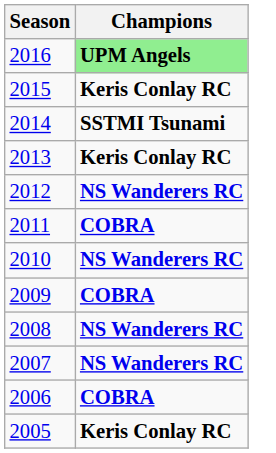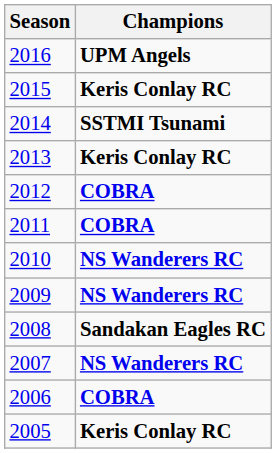(135, 55) lightgreen background -> (135, 55) no background
(162, 192) NS Wanderers RC -> (117, 192) COBRA
(117, 294) COBRA -> (162, 294) NS Wanderers RC
(162, 328) NS Wanderers RC -> (173, 328) Sandakan Eagles RC
